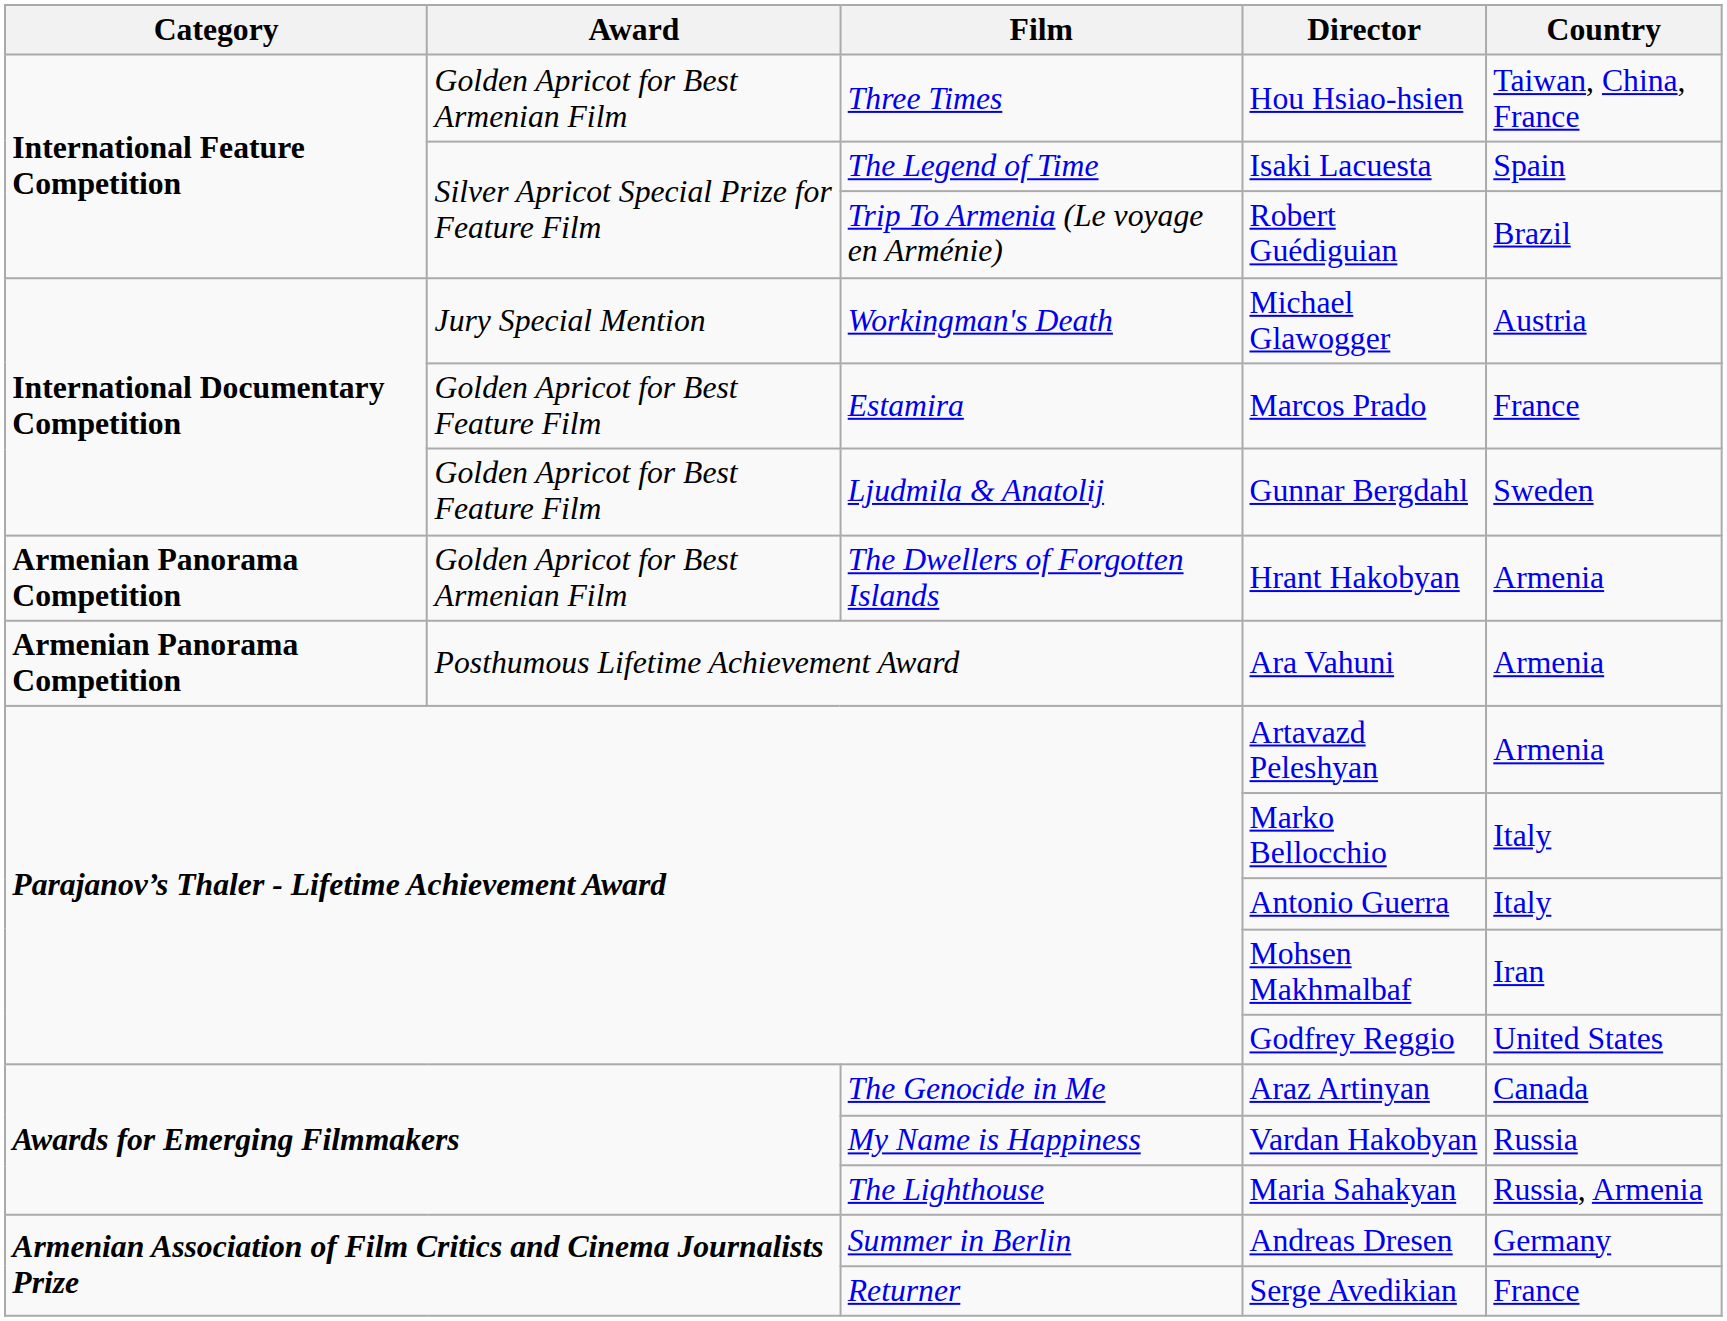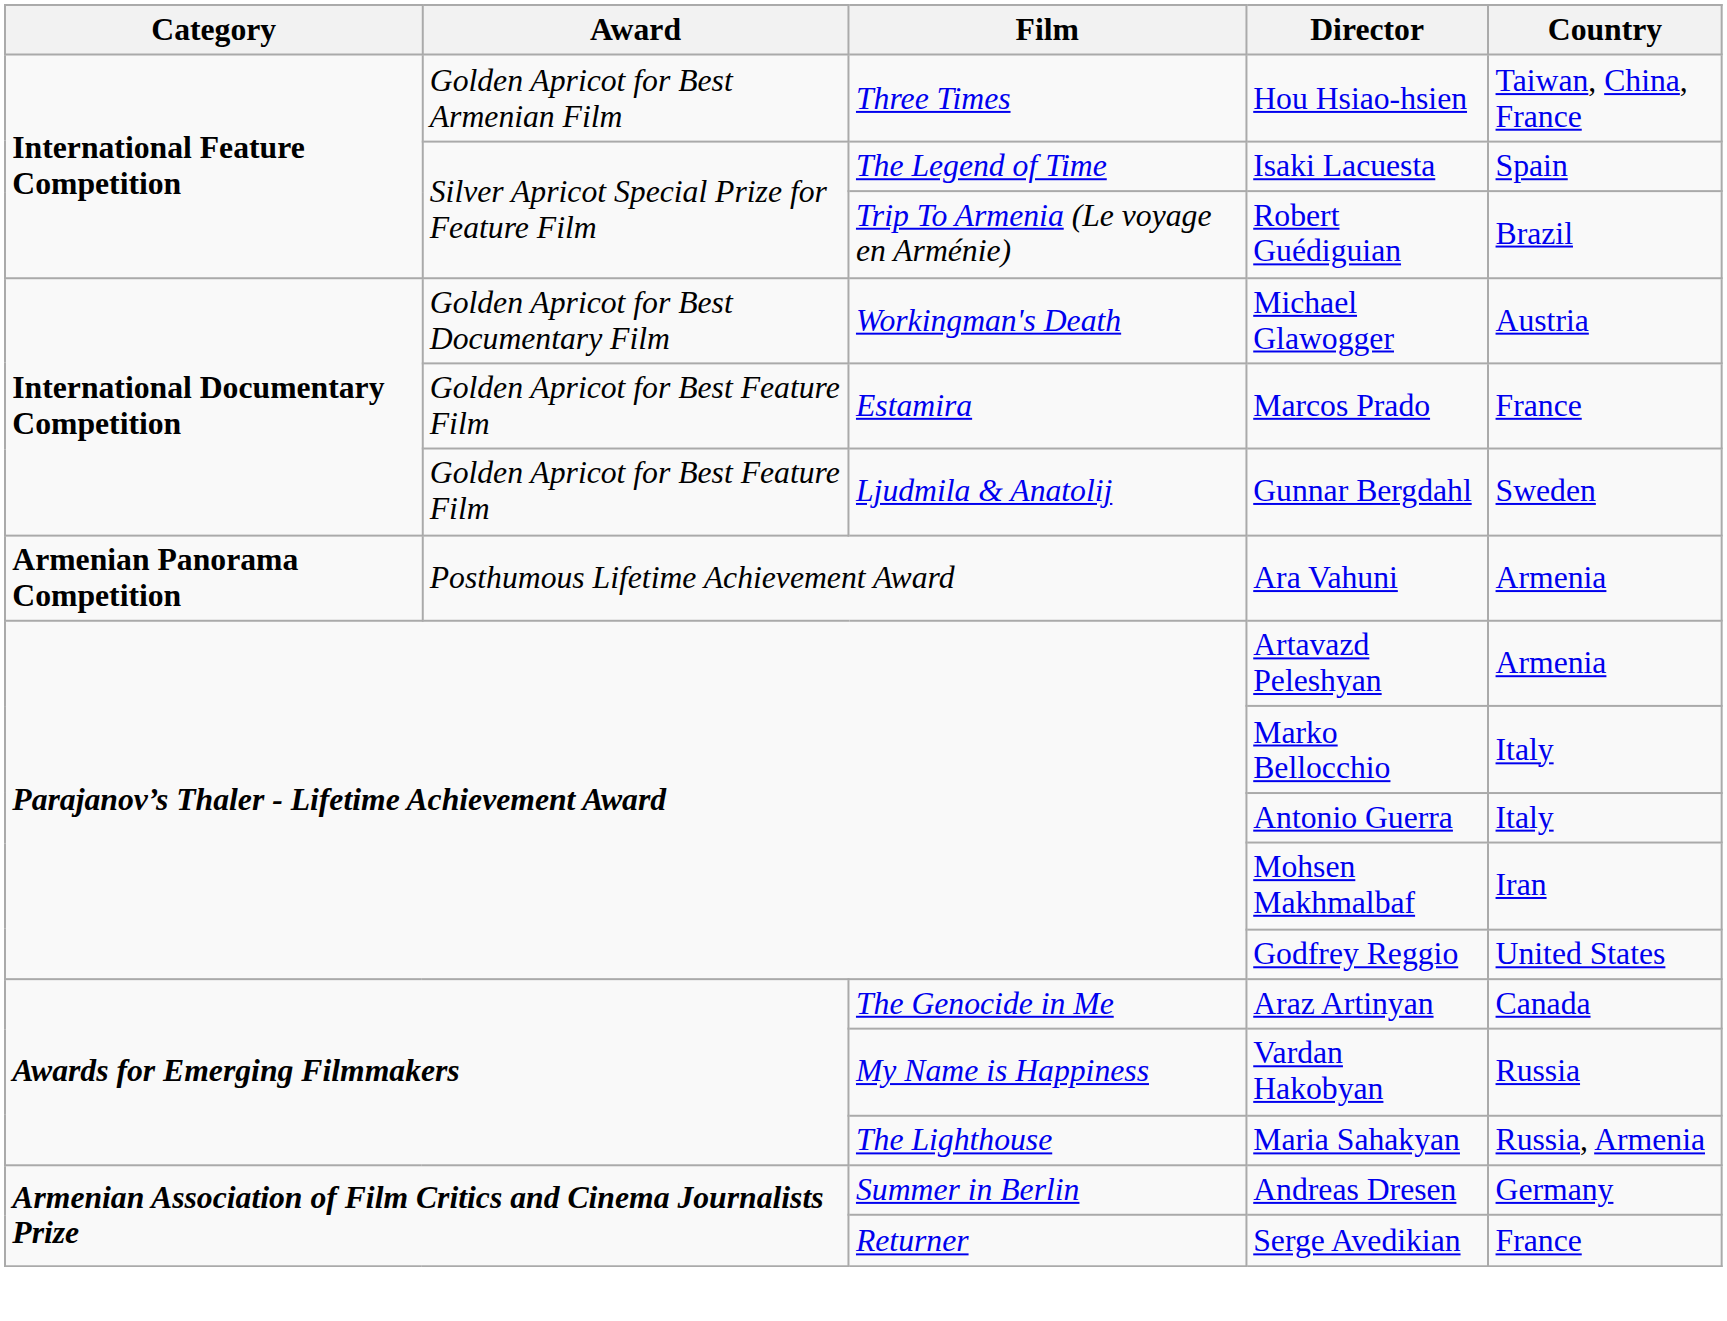(570, 319) Jury Special Mention -> (581, 319) Golden Apricot for Best Documentary Film
- row: (1355, 577)
